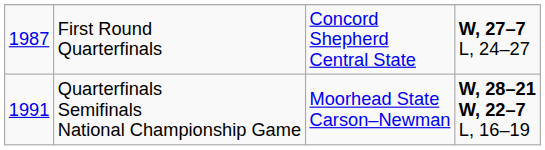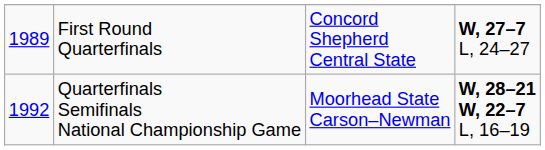(29, 39) 1987 -> (29, 39) 1989
(29, 109) 1991 -> (29, 109) 1992
